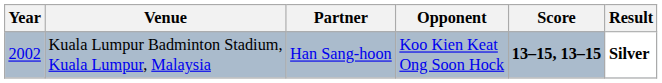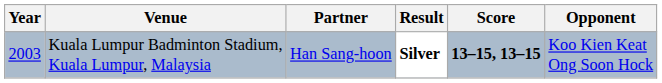columns swapped: (452, 18) <-> (631, 18)
(25, 54) 2002 -> (25, 54) 2003
